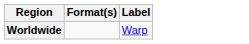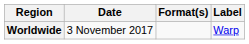+ column: (110, 13)
